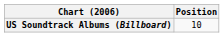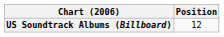(196, 25) 10 -> (196, 25) 12
